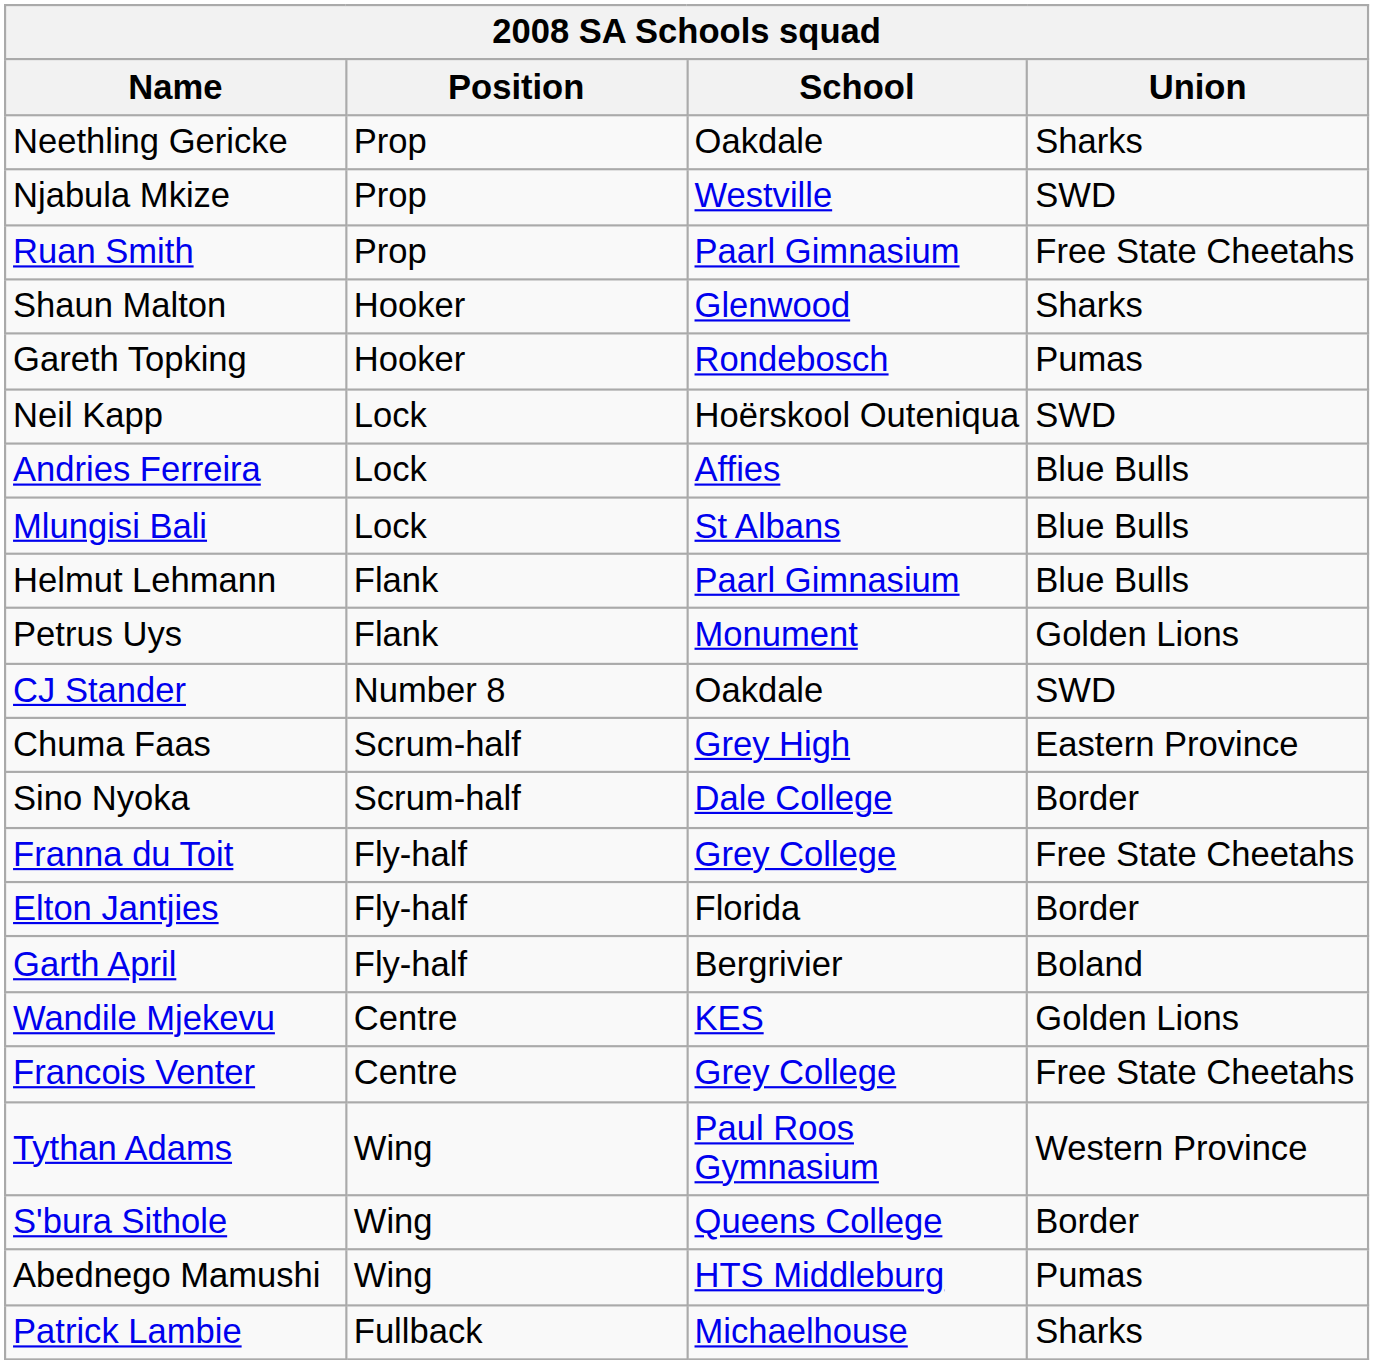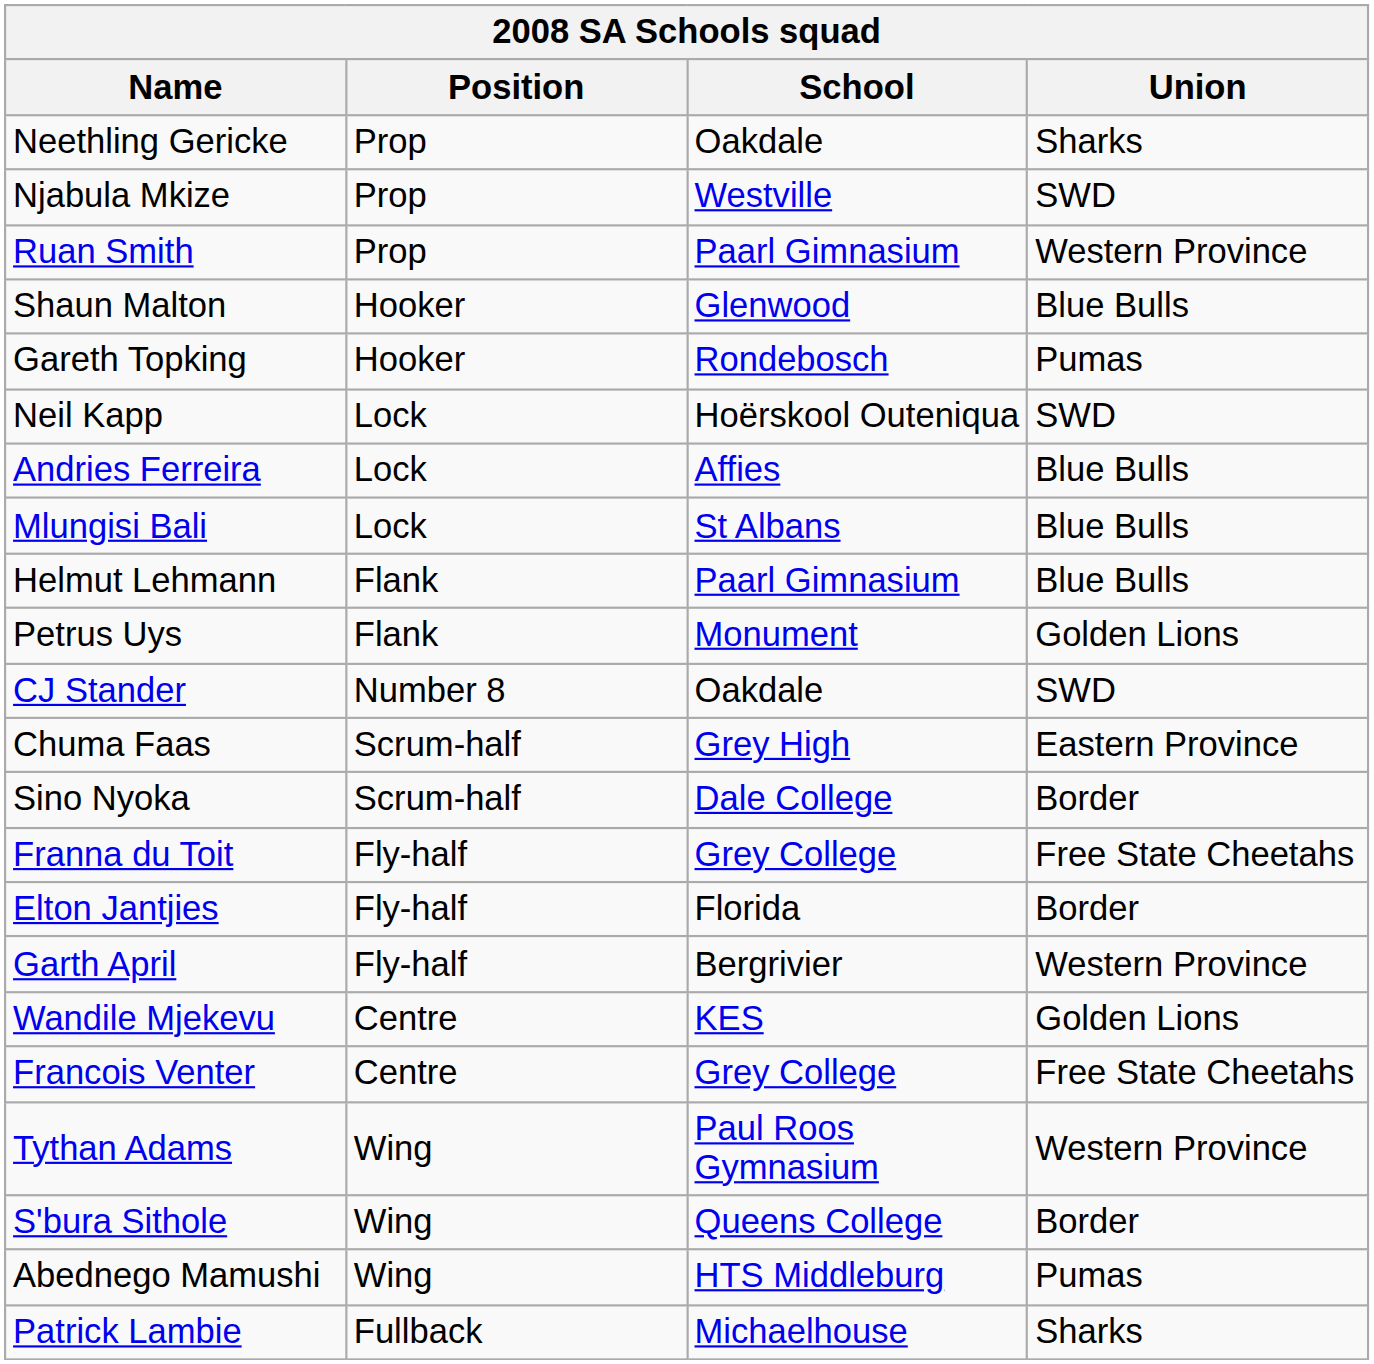(1195, 251) Free State Cheetahs -> (1171, 251) Western Province
(1089, 305) Sharks -> (1112, 305) Blue Bulls
(1089, 963) Boland -> (1171, 963) Western Province
